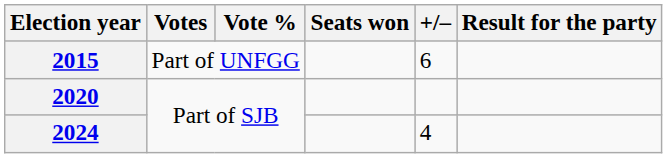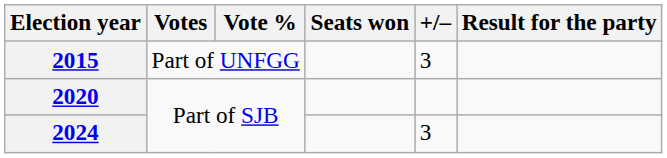(426, 59) 6 -> (426, 59) 3
(426, 133) 4 -> (426, 133) 3
